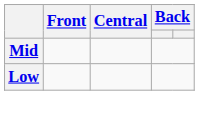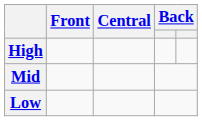+ row: (26, 50)
